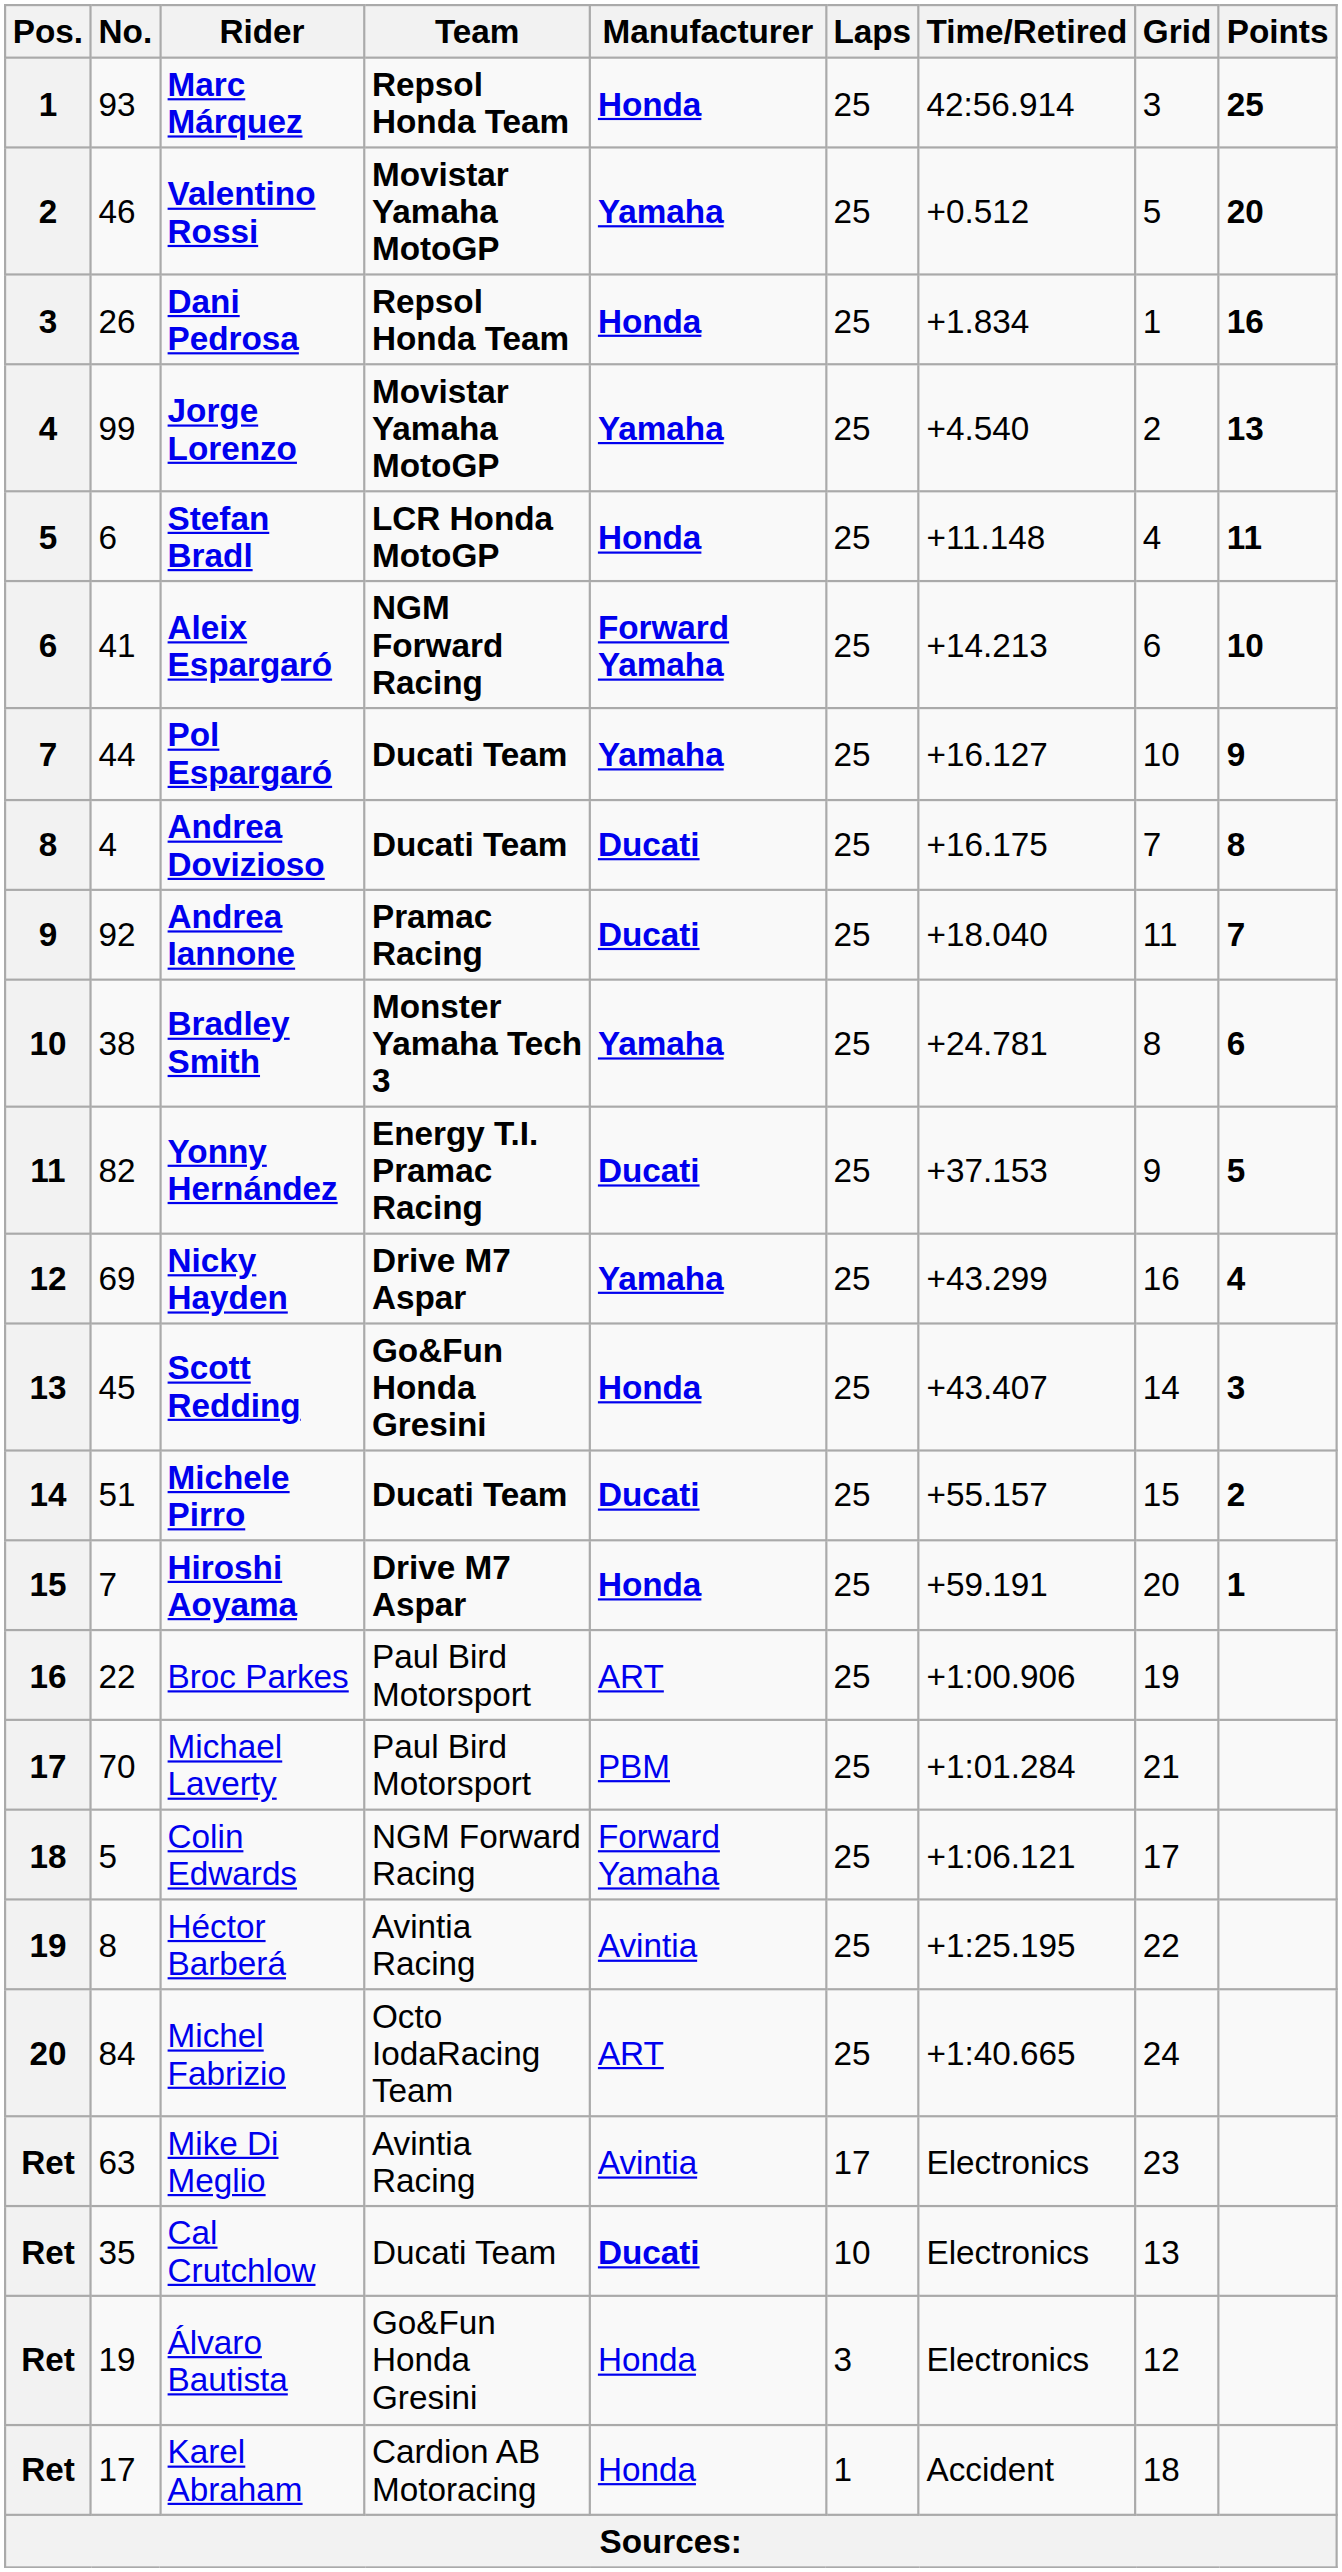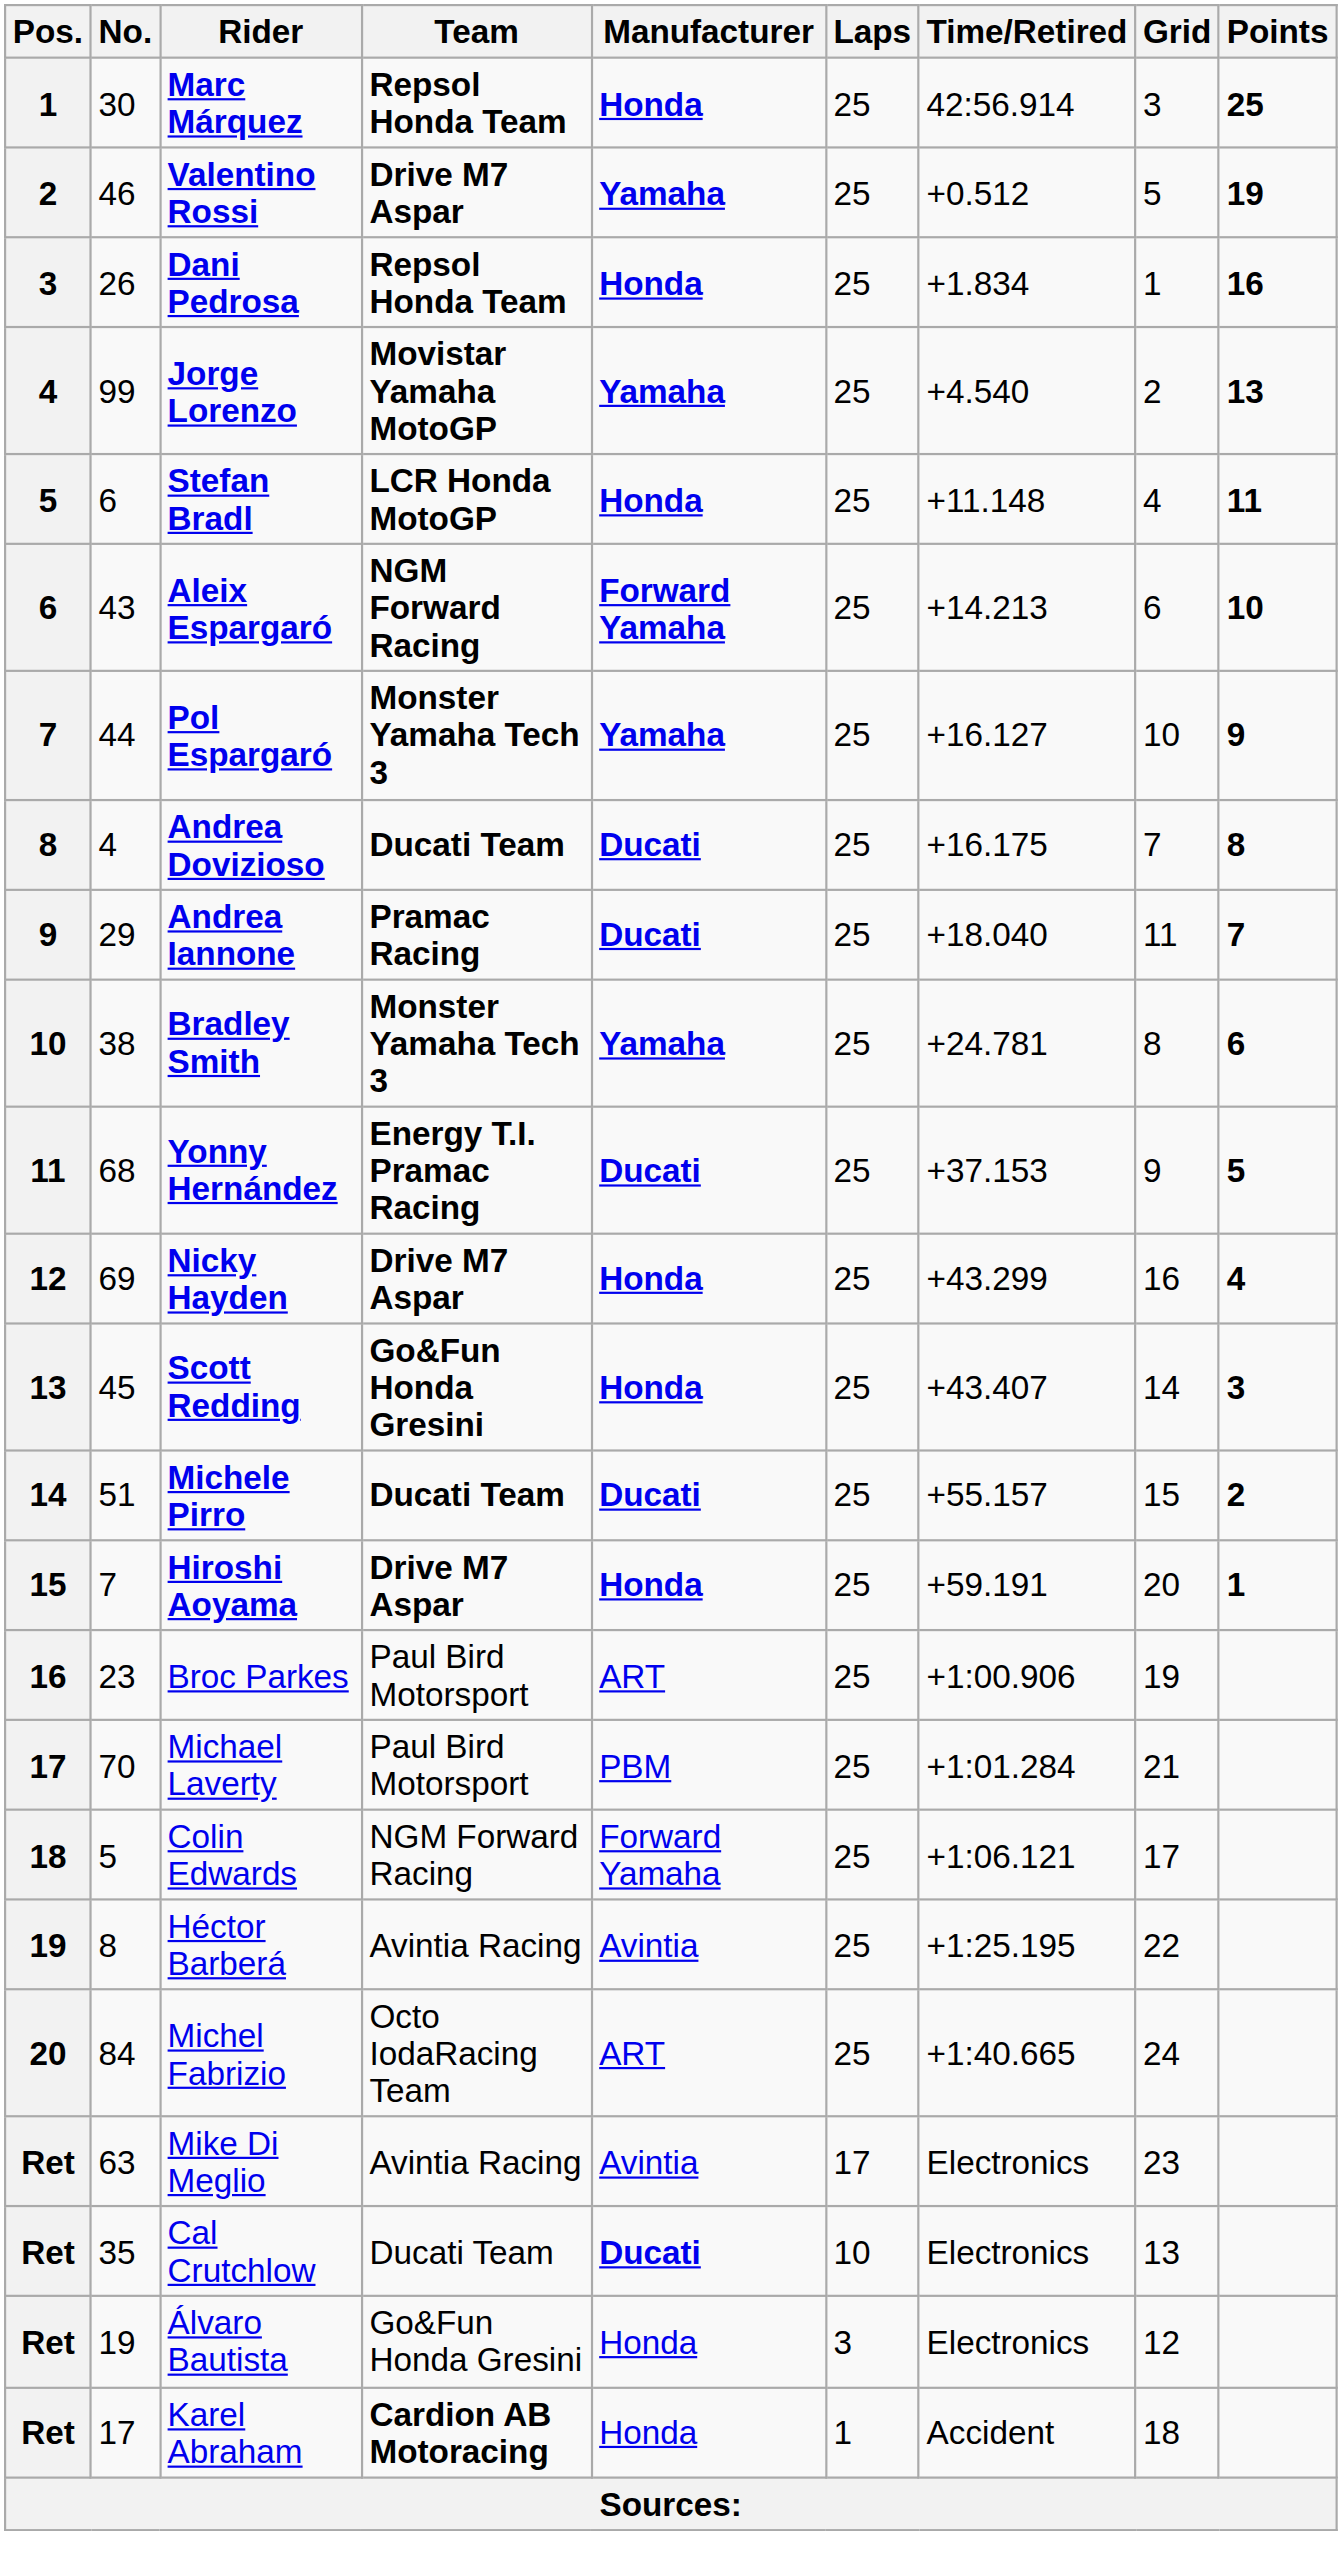(117, 103) 93 -> (117, 103) 30
(440, 211) Movistar Yamaha MotoGP -> (439, 193) Drive M7 Aspar
(1245, 211) 20 -> (1245, 193) 19
(117, 646) 41 -> (117, 608) 43
(470, 754) Ducati Team -> (475, 736) Monster Yamaha Tech 3
(117, 934) 92 -> (117, 934) 29
(117, 1170) 82 -> (117, 1170) 68
(661, 1278) Yamaha -> (651, 1278) Honda
(117, 1675) 22 -> (117, 1675) 23
(456, 2469) normal -> (460, 2432) bold
